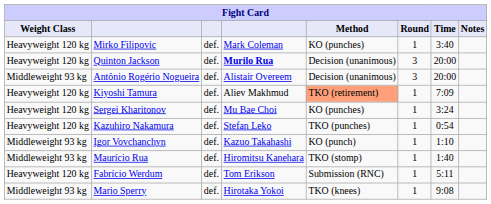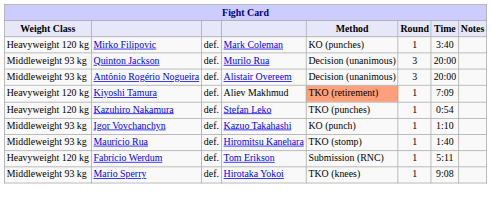(48, 61) Heavyweight 120 kg -> (47, 61) Middleweight 93 kg
(248, 61) bold -> (246, 61) normal
- row: (130, 109)
